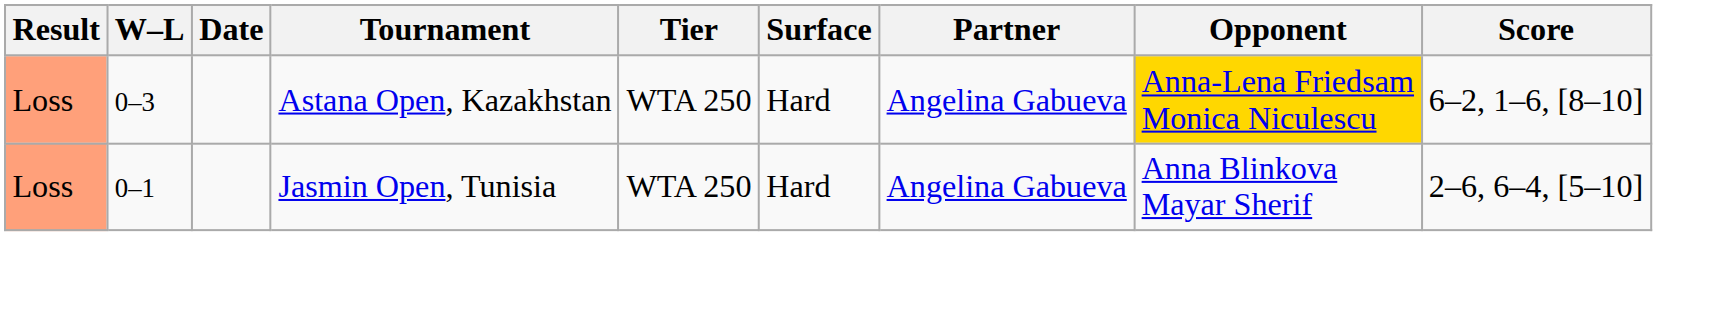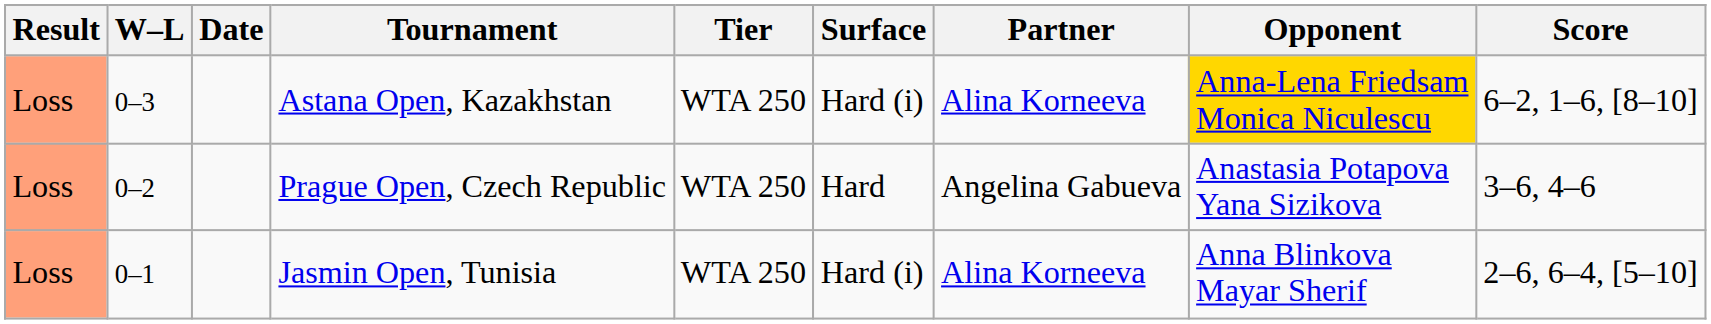(798, 99) Hard -> (872, 99) Hard (i)
(1007, 99) Angelina Gabueva -> (1043, 99) Alina Korneeva
+ row: (472, 186)
(798, 186) Hard -> (872, 273) Hard (i)
(1007, 186) Angelina Gabueva -> (1043, 273) Alina Korneeva
